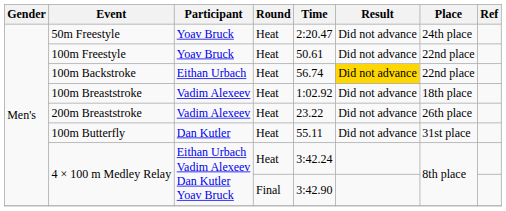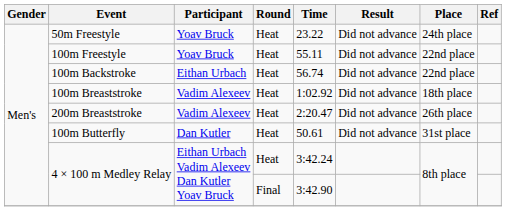(314, 34) 2:20.47 -> (310, 34) 23.22
(310, 54) 50.61 -> (310, 54) 55.11
(377, 73) gold background -> (377, 73) no background
(310, 113) 23.22 -> (314, 113) 2:20.47
(310, 133) 55.11 -> (310, 133) 50.61
